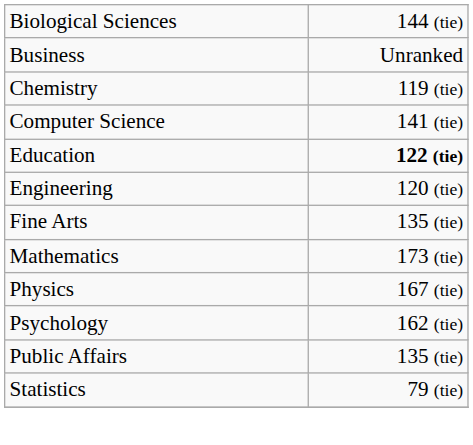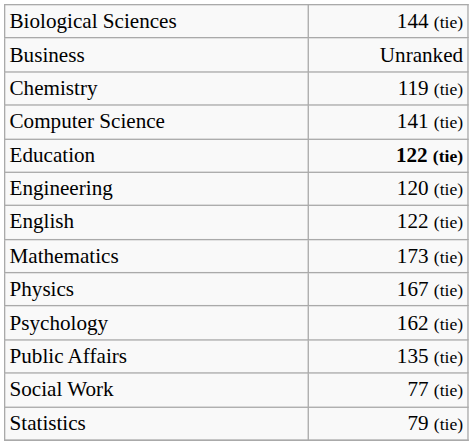+ row: (42, 222)
- row: (49, 222)
+ row: (62, 389)
